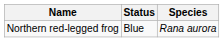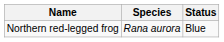columns swapped: (188, 12) <-> (139, 12)
